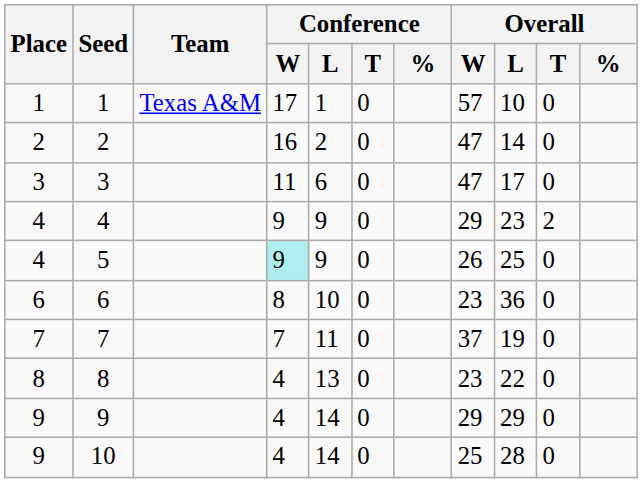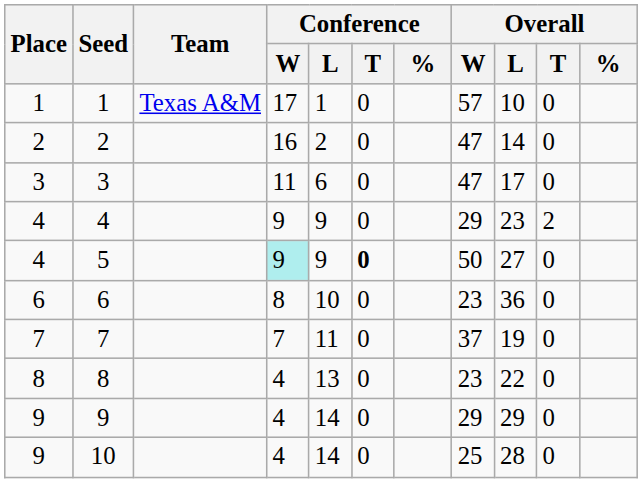(363, 260) normal -> (363, 260) bold
(470, 260) 26 -> (470, 260) 50
(512, 260) 25 -> (512, 260) 27
